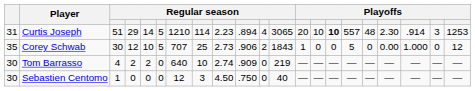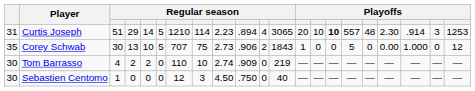(133, 47) 12 -> (133, 47) 13
(202, 47) 25 -> (202, 47) 75
(179, 63) 640 -> (179, 63) 110
